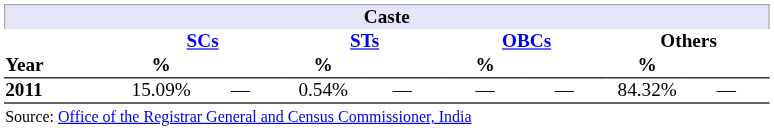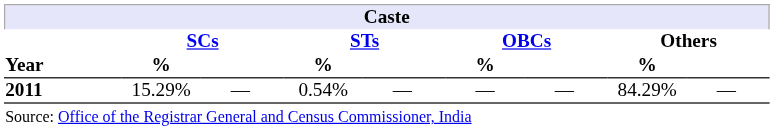(161, 90) 15.09% -> (161, 90) 15.29%
(647, 90) 84.32% -> (647, 90) 84.29%
